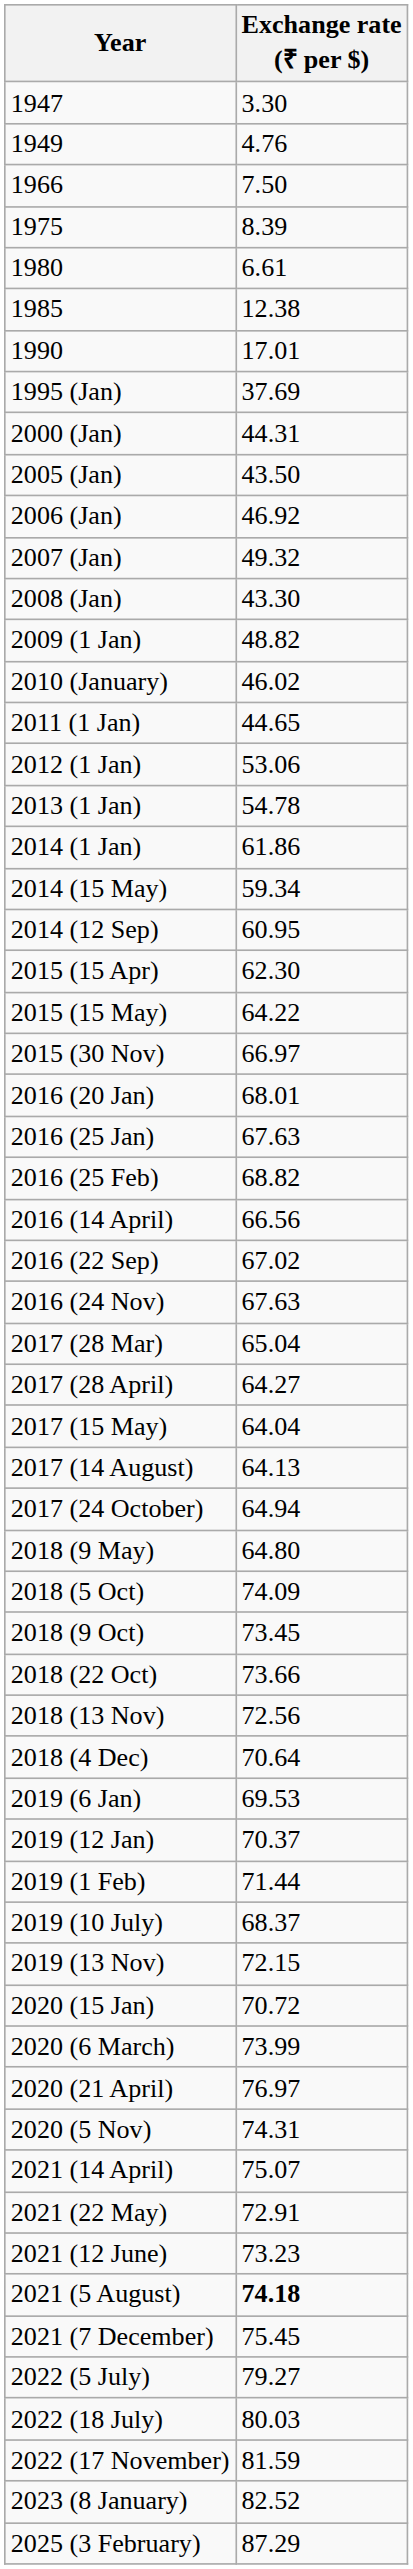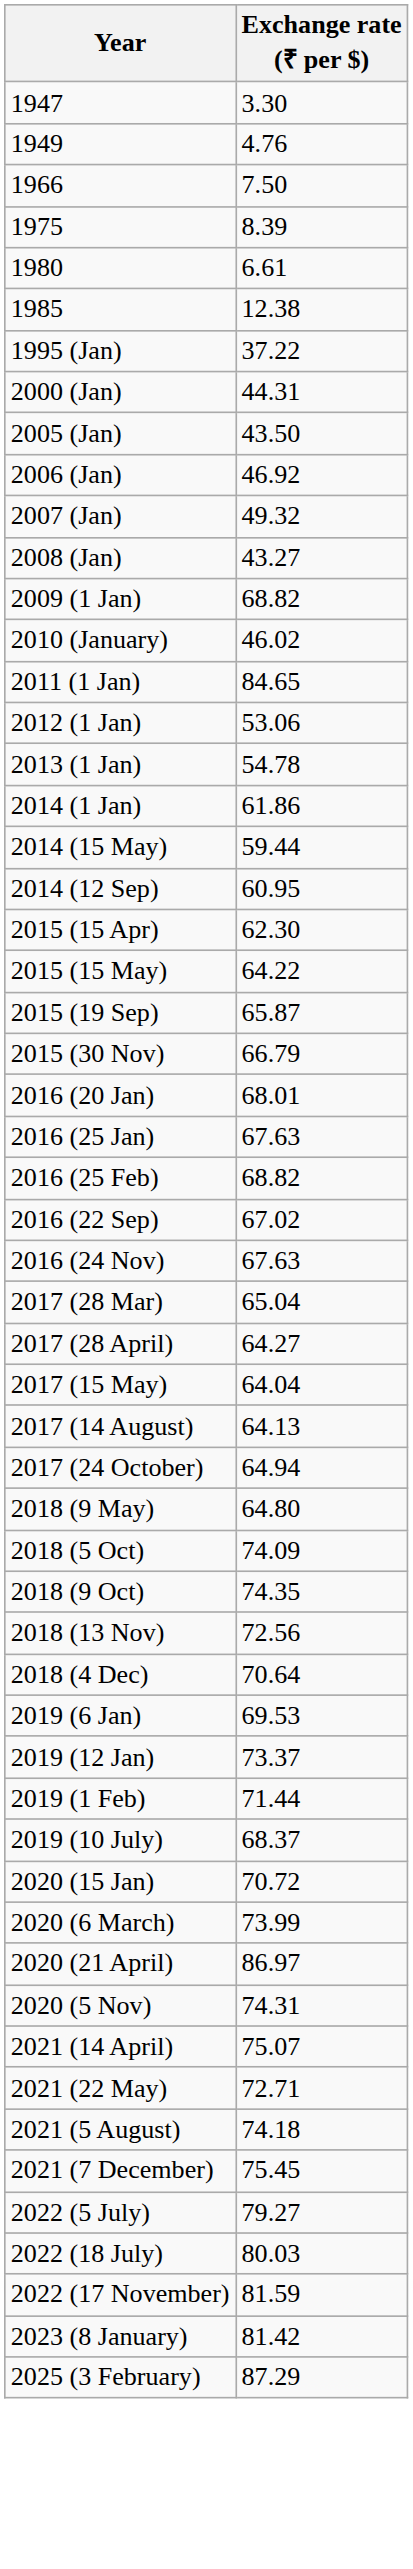- row: (37, 350)
(271, 391) 37.69 -> (271, 350) 37.22
(271, 598) 43.30 -> (271, 557) 43.27
(271, 640) 48.82 -> (271, 598) 68.82
(271, 722) 44.65 -> (271, 681) 84.65
(271, 888) 59.34 -> (271, 846) 59.44
+ row: (85, 1012)
(271, 1053) 66.97 -> (271, 1053) 66.79
- row: (92, 1219)
(271, 1632) 73.45 -> (271, 1591) 74.35
- row: (84, 1674)
(271, 1839) 70.37 -> (271, 1756) 73.37
- row: (88, 1963)
(271, 2087) 76.97 -> (271, 1963) 86.97
(271, 2211) 72.91 -> (271, 2087) 72.71
- row: (89, 2253)
(271, 2294) bold -> (271, 2129) normal
(271, 2501) 82.52 -> (271, 2335) 81.42
